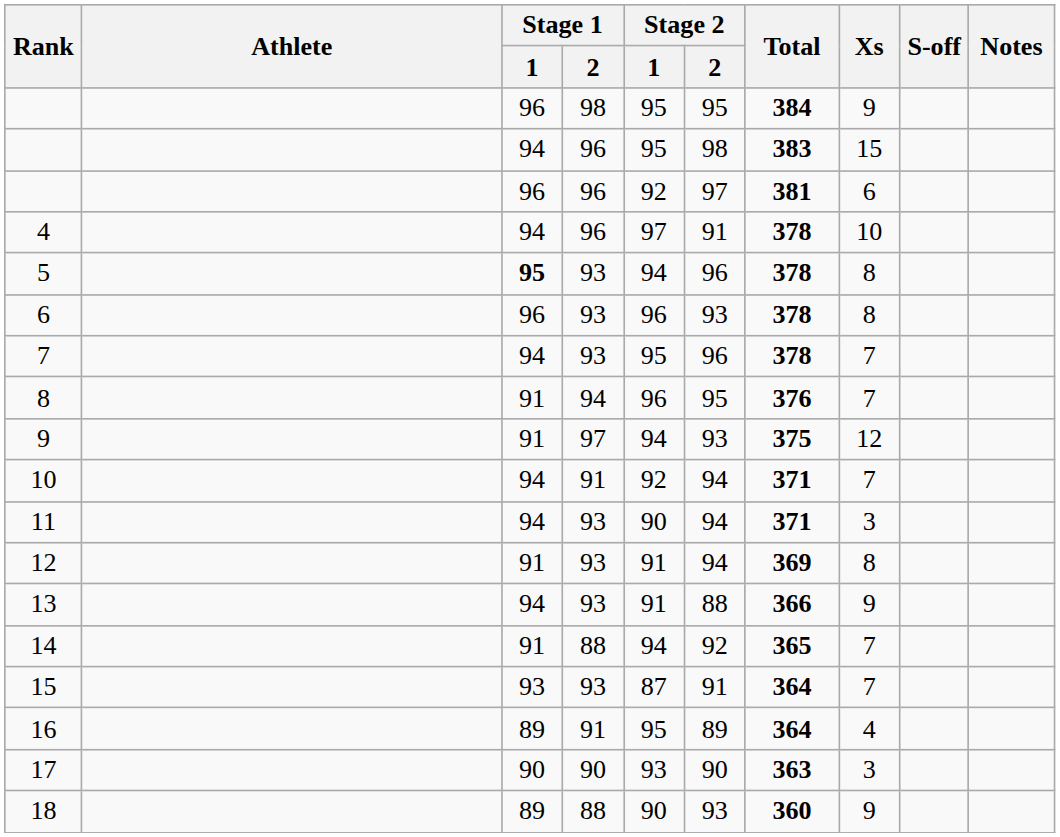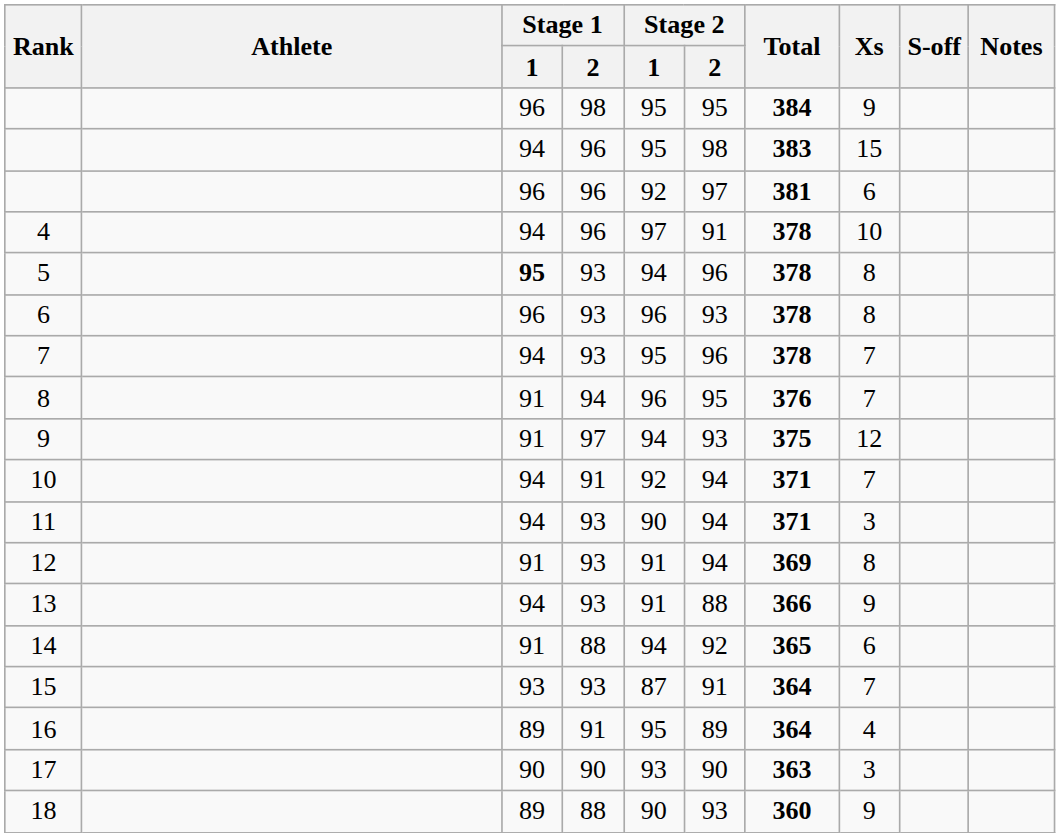(869, 645) 7 -> (869, 645) 6
